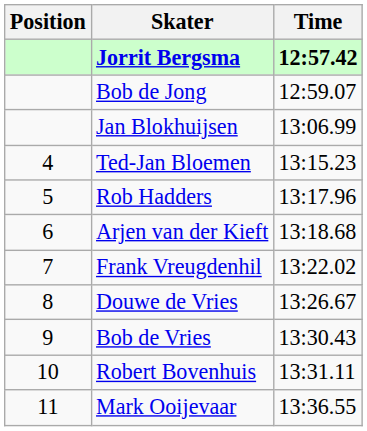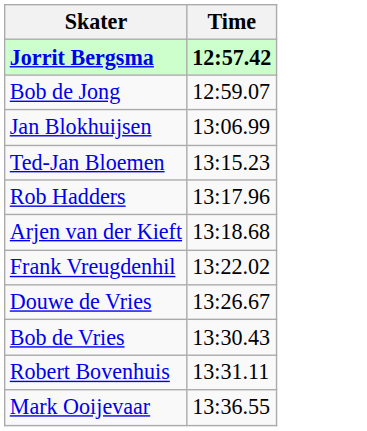- column: (48, 22)
